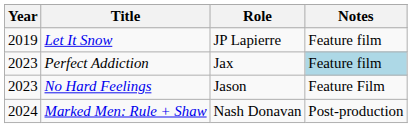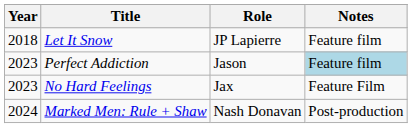(23, 39) 2019 -> (23, 39) 2018
(223, 63) Jax -> (230, 63) Jason
(230, 87) Jason -> (223, 87) Jax
